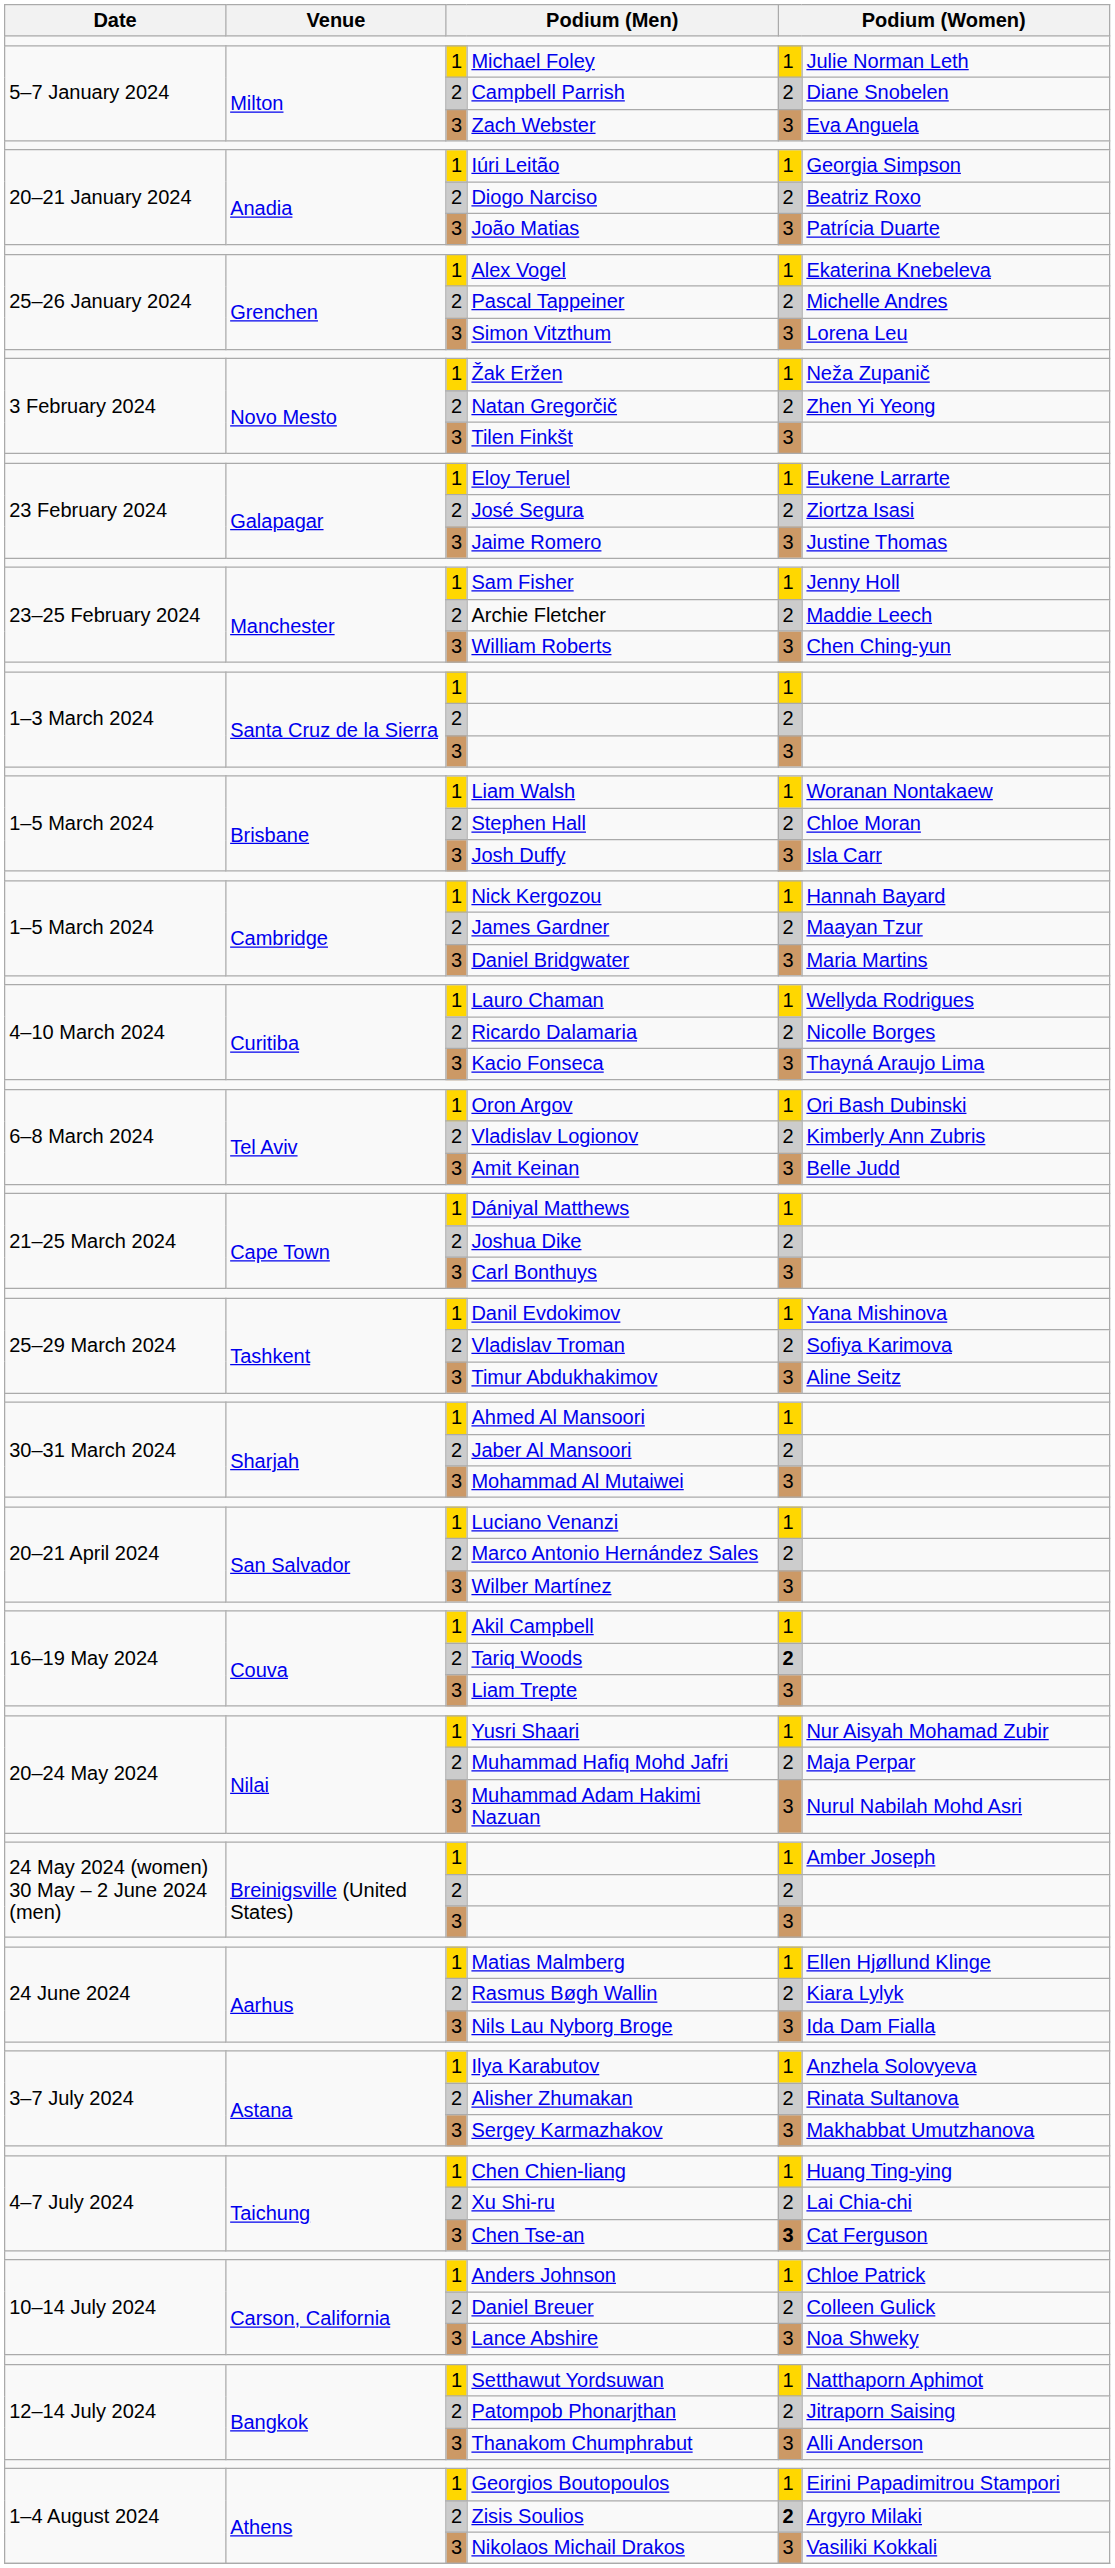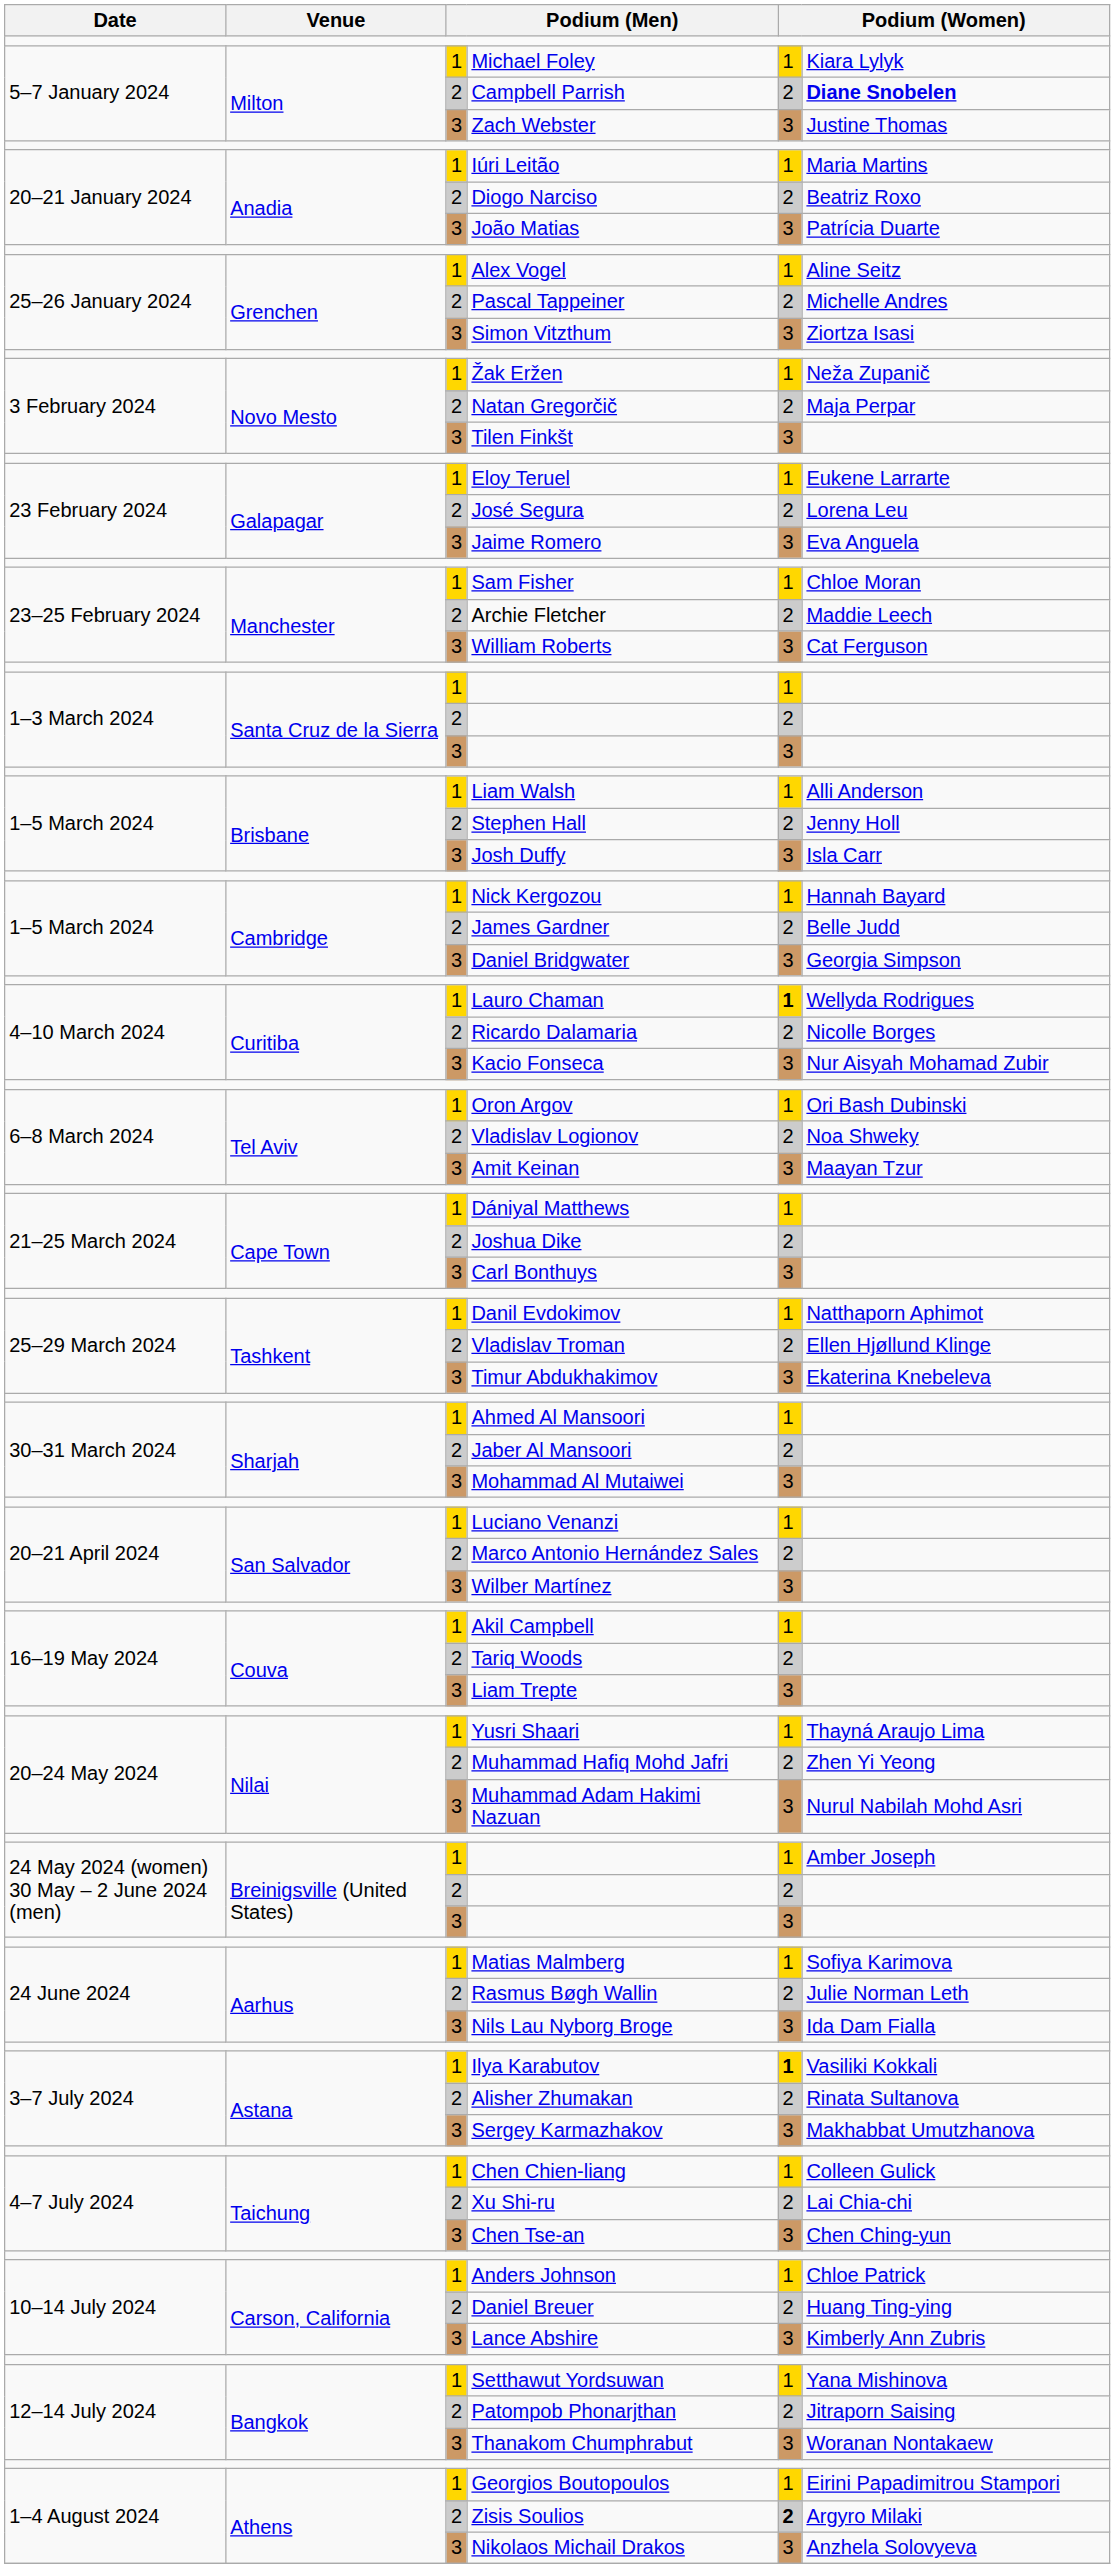(888, 61) Julie Norman Leth -> (855, 61) Kiara Lylyk
(878, 93) normal -> (881, 93) bold
(863, 124) Eva Anguela -> (877, 124) Justine Thomas
(884, 165) Georgia Simpson -> (867, 165) Maria Martins
(899, 270) Ekaterina Knebeleva -> (854, 270) Aline Seitz
(857, 333) Lorena Leu -> (860, 333) Ziortza Isasi
(871, 406) Zhen Yi Yeong -> (861, 406) Maja Perpar
(860, 510) Ziortza Isasi -> (857, 510) Lorena Leu
(877, 542) Justine Thomas -> (863, 542) Eva Anguela
(853, 583) Jenny Holl -> (864, 583) Chloe Moran
(879, 646) Chen Ching-yun -> (867, 646) Cat Ferguson
(900, 791) Woranan Nontakaew -> (865, 791) Alli Anderson
(864, 823) Chloe Moran -> (853, 823) Jenny Holl
(865, 928) Maayan Tzur -> (853, 928) Belle Judd
(867, 959) Maria Martins -> (884, 959) Georgia Simpson
(788, 1000) normal -> (788, 1000) bold
(895, 1064) Thayná Araujo Lima -> (928, 1064) Nur Aisyah Mohamad Zubir
(896, 1136) Kimberly Ann Zubris -> (863, 1136) Noa Shweky
(853, 1168) Belle Judd -> (865, 1168) Maayan Tzur
(877, 1313) Yana Mishinova -> (895, 1313) Natthaporn Aphimot
(879, 1345) Sofiya Karimova -> (899, 1345) Ellen Hjøllund Klinge
(854, 1377) Aline Seitz -> (899, 1377) Ekaterina Knebeleva
(788, 1658) bold -> (788, 1658) normal
(928, 1731) Nur Aisyah Mohamad Zubir -> (895, 1731) Thayná Araujo Lima
(861, 1763) Maja Perpar -> (871, 1763) Zhen Yi Yeong
(899, 1962) Ellen Hjøllund Klinge -> (879, 1962) Sofiya Karimova
(855, 1994) Kiara Lylyk -> (888, 1994) Julie Norman Leth
(788, 2066) normal -> (788, 2066) bold
(891, 2066) Anzhela Solovyeva -> (872, 2066) Vasiliki Kokkali
(879, 2171) Huang Ting-ying -> (871, 2171) Colleen Gulick
(788, 2234) bold -> (788, 2234) normal
(867, 2234) Cat Ferguson -> (879, 2234) Chen Ching-yun
(871, 2307) Colleen Gulick -> (879, 2307) Huang Ting-ying
(863, 2339) Noa Shweky -> (896, 2339) Kimberly Ann Zubris
(895, 2380) Natthaporn Aphimot -> (877, 2380) Yana Mishinova
(865, 2443) Alli Anderson -> (900, 2443) Woranan Nontakaew
(872, 2547) Vasiliki Kokkali -> (891, 2547) Anzhela Solovyeva
